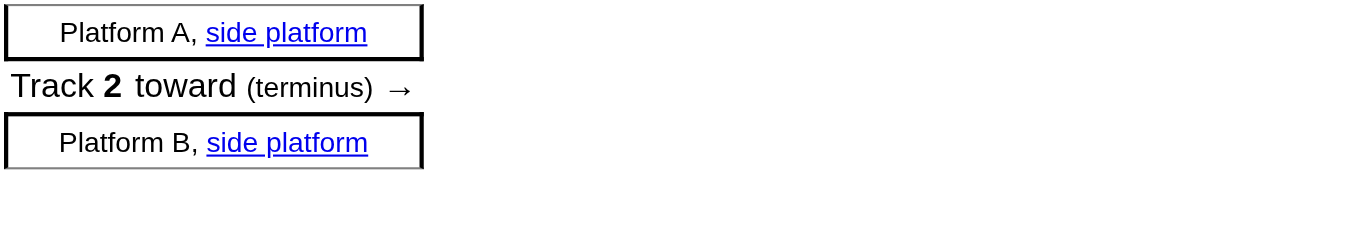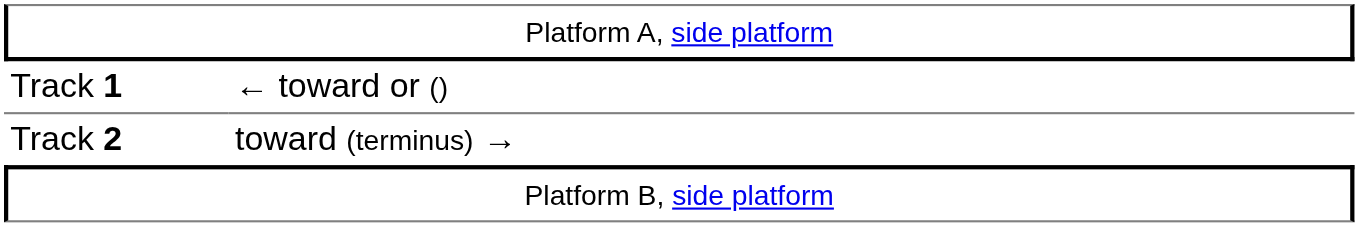+ row: (66, 86)
